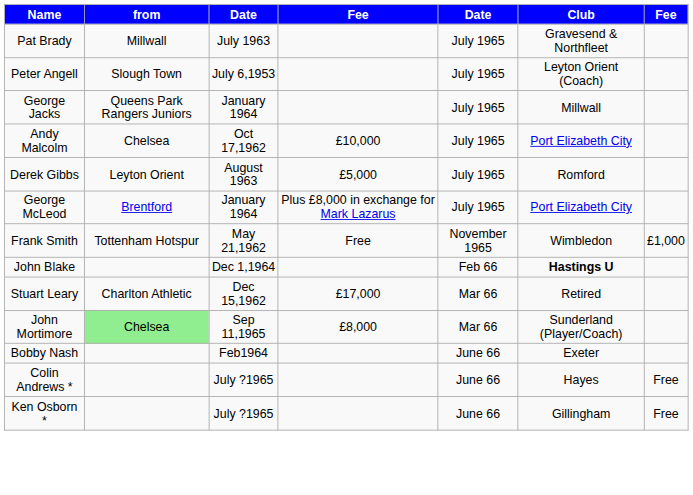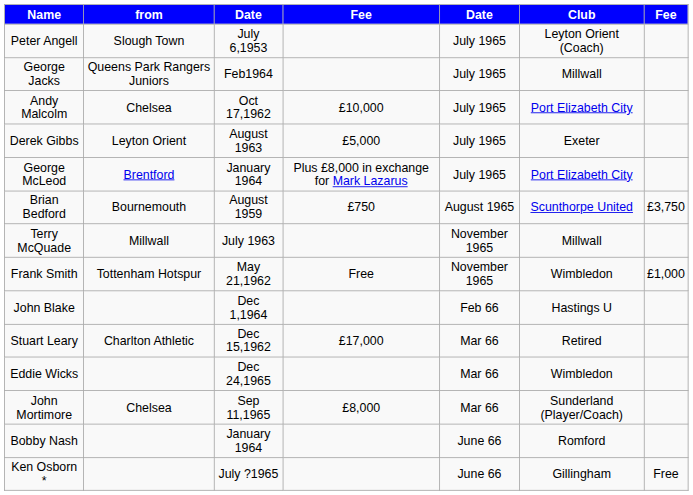- row: (44, 41)
(244, 108) January 1964 -> (248, 74) Feb1964
(581, 174) Romford -> (582, 141) Exeter
+ row: (44, 208)
+ row: (44, 241)
(581, 267) bold -> (582, 308) normal
+ row: (44, 374)
(147, 327) lightgreen background -> (149, 408) no background
(244, 354) Feb1964 -> (248, 441) January 1964
(581, 354) Exeter -> (582, 441) Romford
- row: (44, 380)
